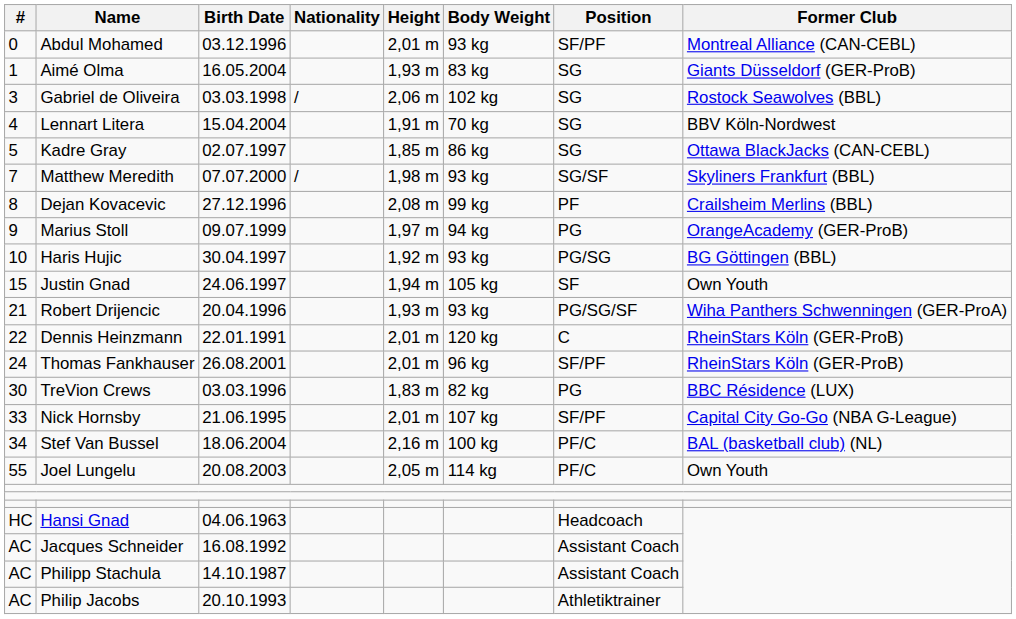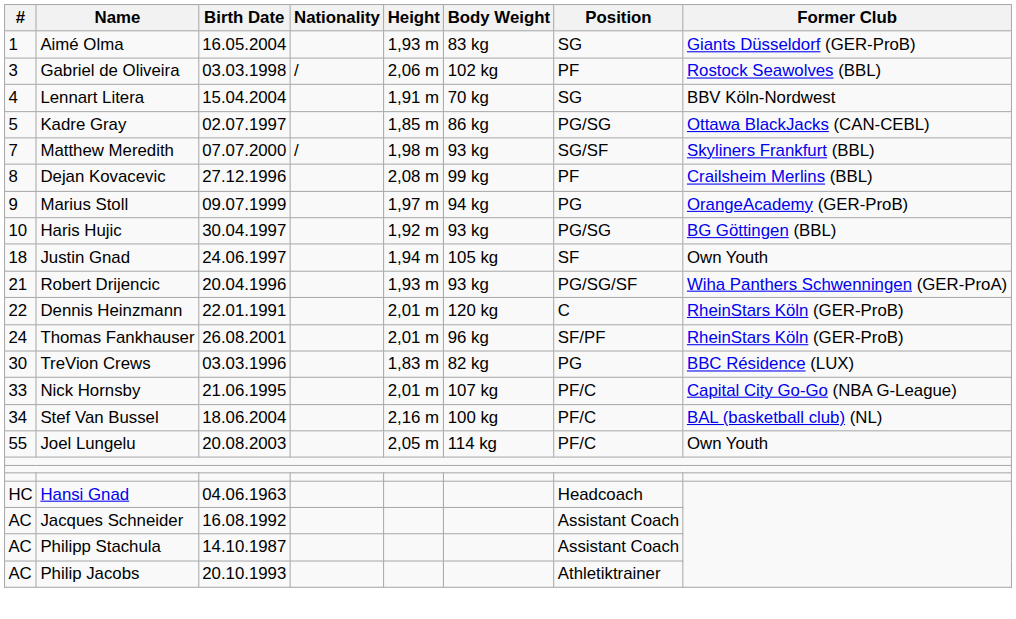- row: (102, 44)
(570, 97) SG -> (569, 71) PF
(570, 151) SG -> (584, 124) PG/SG
(18, 284) 15 -> (18, 257) 18
(582, 417) SF/PF -> (577, 390) PF/C
